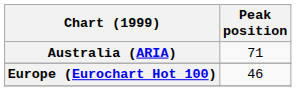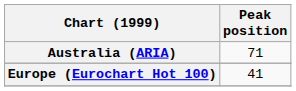(255, 75) 46 -> (255, 75) 41
